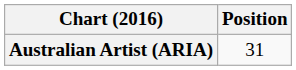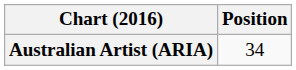(255, 49) 31 -> (255, 49) 34
